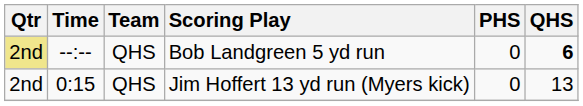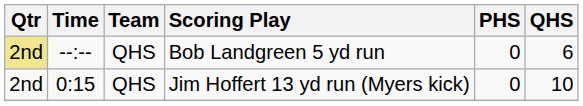(568, 52) bold -> (568, 52) normal
(562, 84) 13 -> (562, 84) 10
